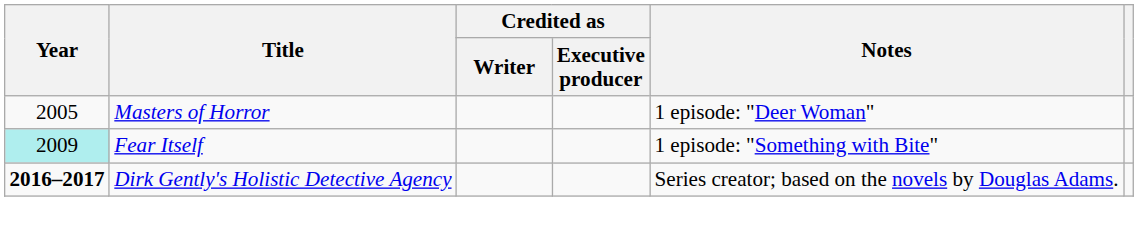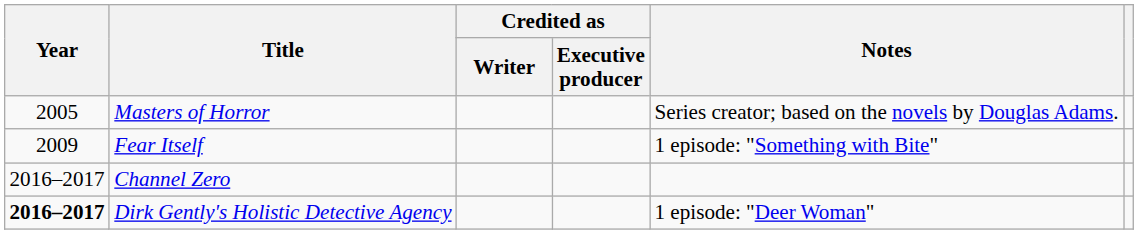(764, 111) 1 episode: "Deer Woman" -> (887, 111) Series creator; based on the novels by Douglas Adams.
(57, 145) paleturquoise background -> (57, 145) no background
+ row: (172, 178)
(887, 178) Series creator; based on the novels by Douglas Adams. -> (764, 212) 1 episode: "Deer Woman"
